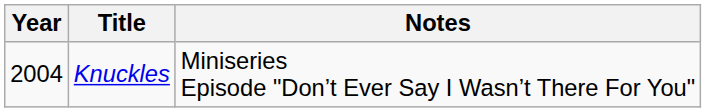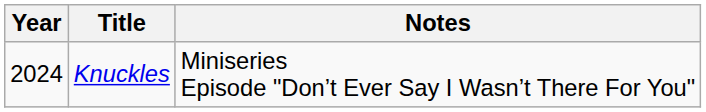(37, 74) 2004 -> (37, 74) 2024
